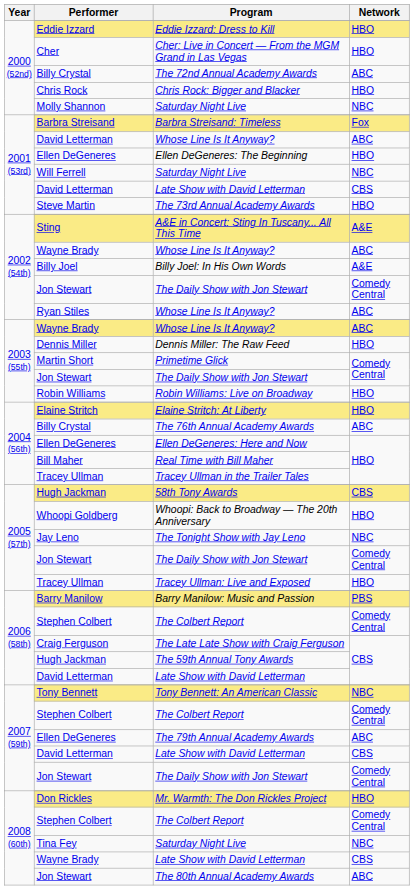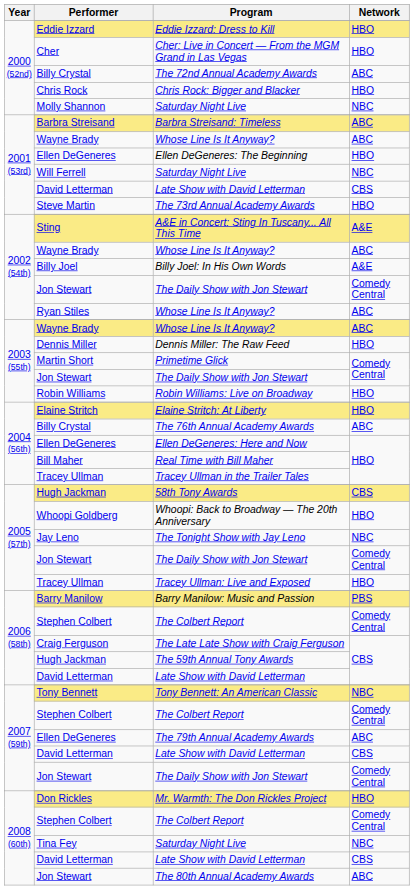(360, 123) Fox -> (362, 123) ABC
(75, 139) David Letterman -> (68, 139) Wayne Brady
(68, 860) Wayne Brady -> (75, 860) David Letterman
